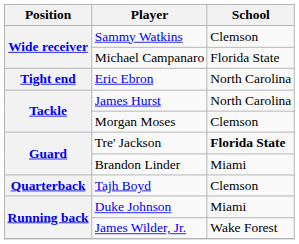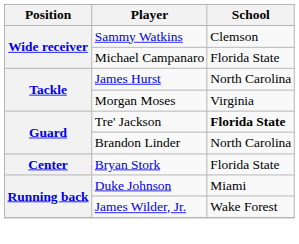- row: (124, 79)
(234, 121) Clemson -> (232, 100) Virginia
(228, 164) Miami -> (251, 143) North Carolina
+ row: (127, 164)
- row: (123, 185)
